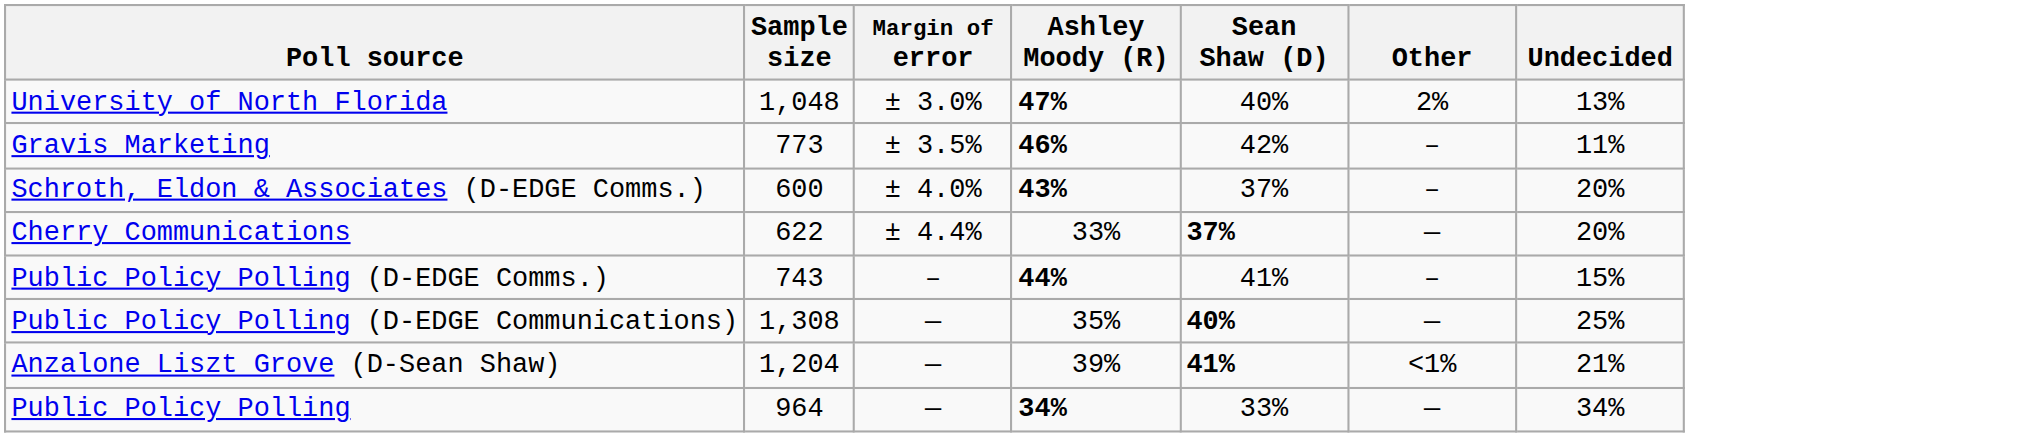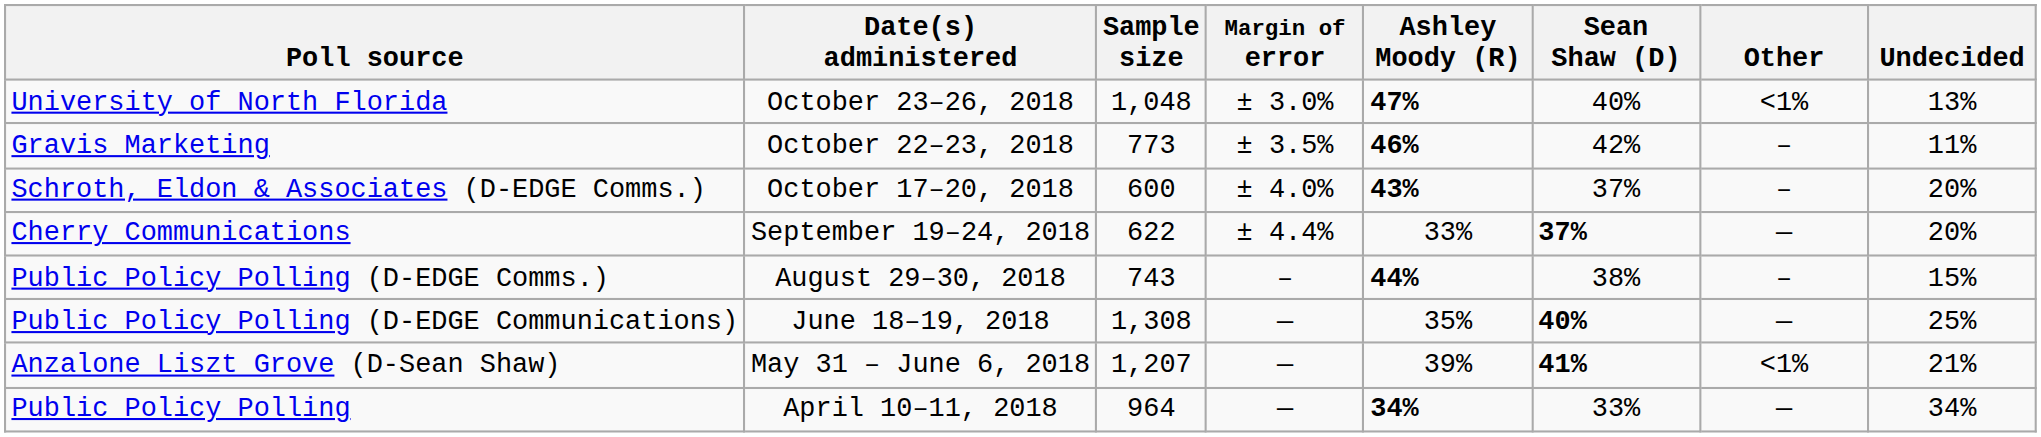+ column: (920, 42)
(1432, 102) 2% -> (1784, 102) <1%
(1264, 277) 41% -> (1616, 277) 38%
(799, 365) 1,204 -> (1151, 365) 1,207
